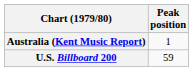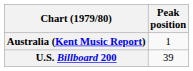(168, 58) 59 -> (168, 58) 39
